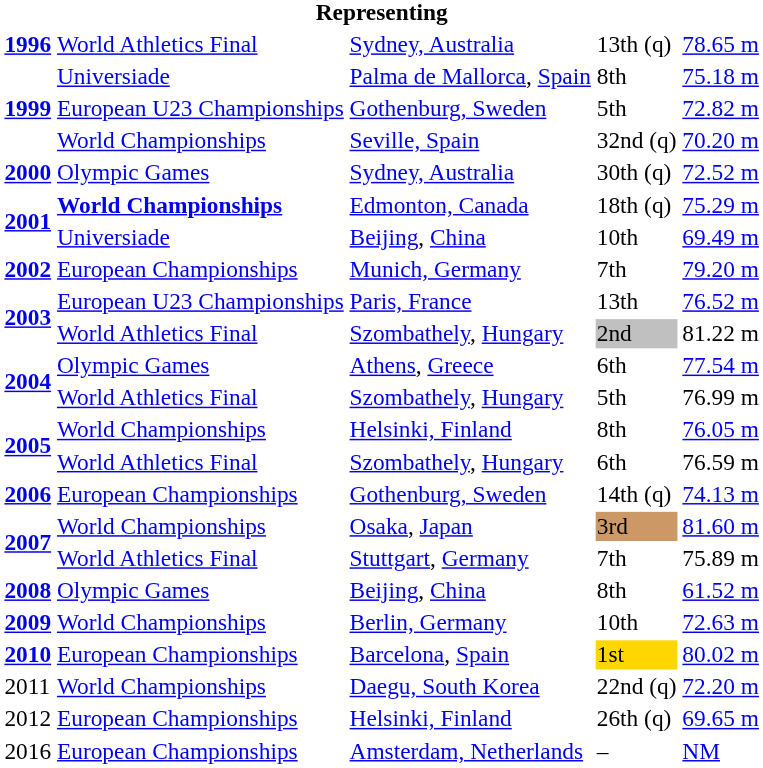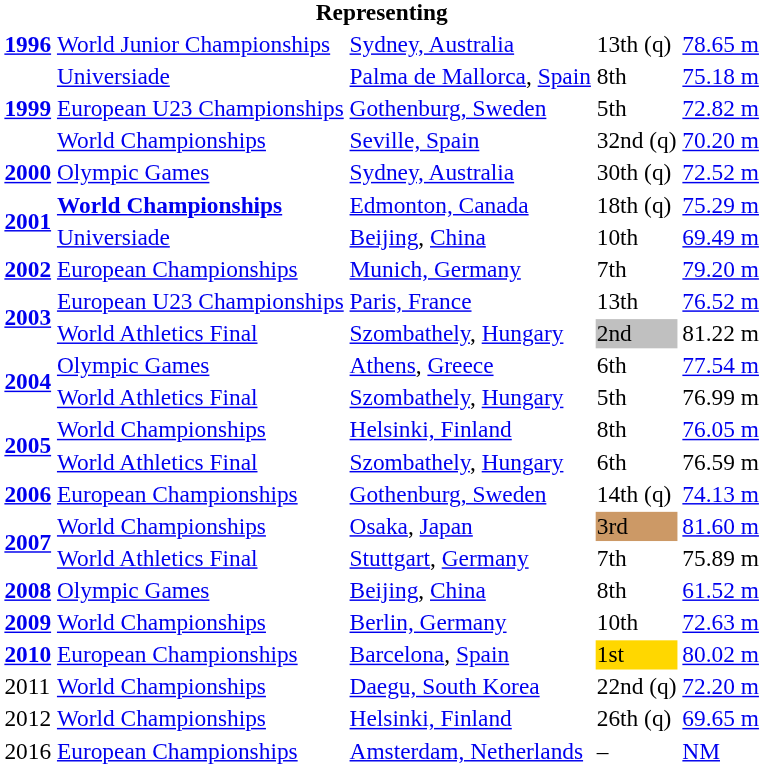(157, 44) World Athletics Final -> (194, 44) World Junior Championships
(177, 718) European Championships -> (161, 718) World Championships
